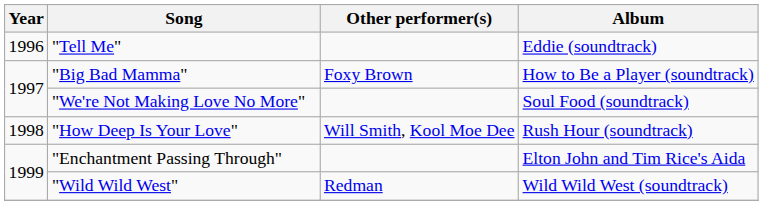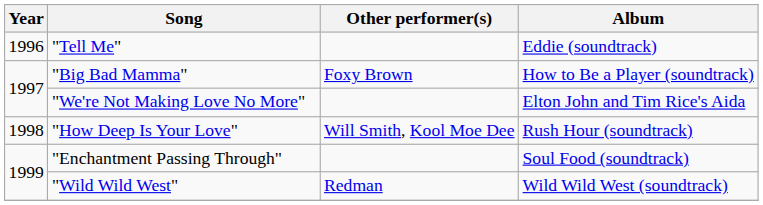(606, 102) Soul Food (soundtrack) -> (634, 102) Elton John and Tim Rice's Aida
(634, 158) Elton John and Tim Rice's Aida -> (606, 158) Soul Food (soundtrack)
